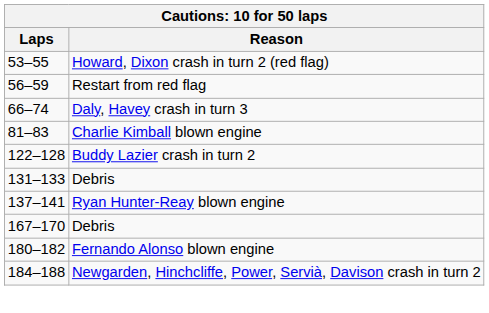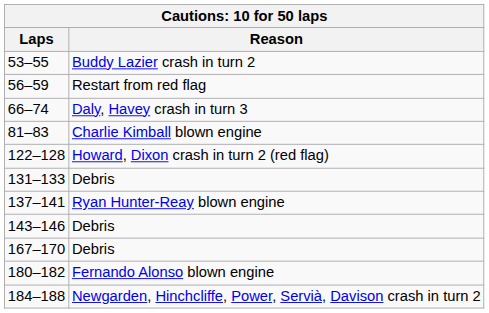(200, 62) Howard, Dixon crash in turn 2 (red flag) -> (164, 62) Buddy Lazier crash in turn 2
(164, 156) Buddy Lazier crash in turn 2 -> (200, 156) Howard, Dixon crash in turn 2 (red flag)
+ row: (37, 226)
